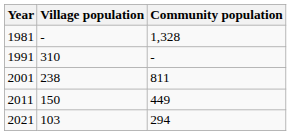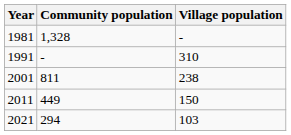columns swapped: (92, 15) <-> (216, 15)
